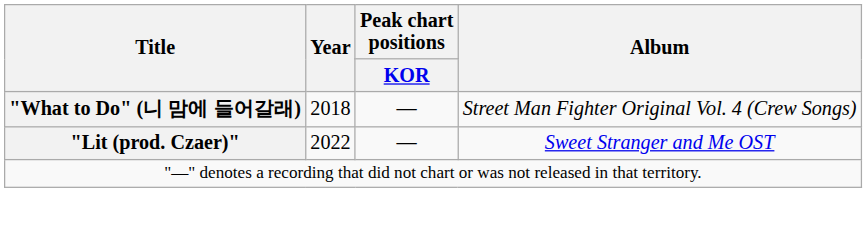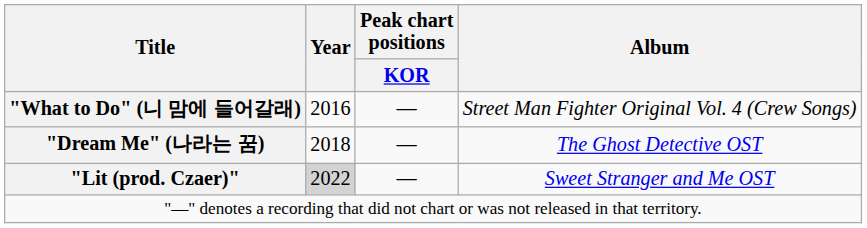(330, 109) 2018 -> (330, 109) 2016
+ row: (155, 144)
(330, 142) no background -> (330, 178) lightgrey background
